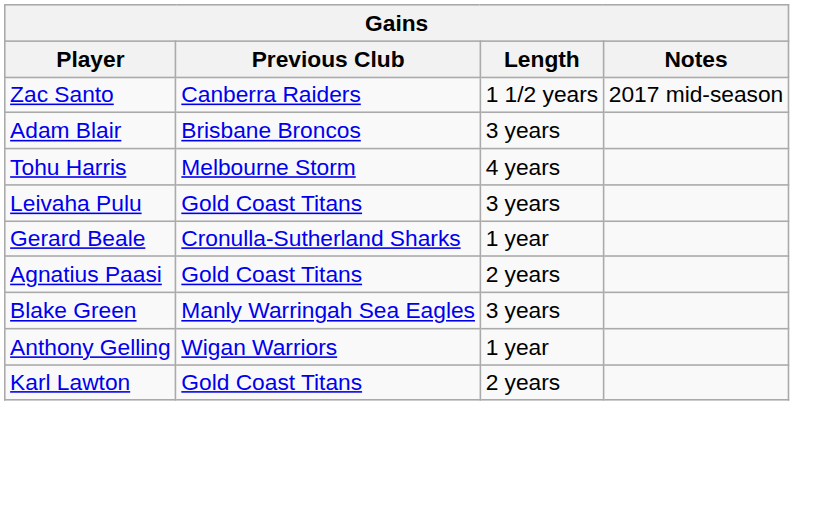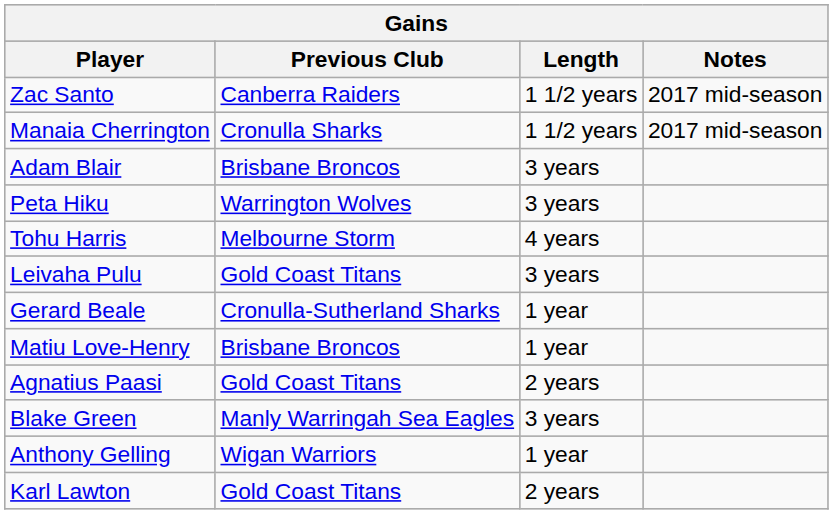+ row: (110, 131)
+ row: (59, 203)
+ row: (100, 347)
